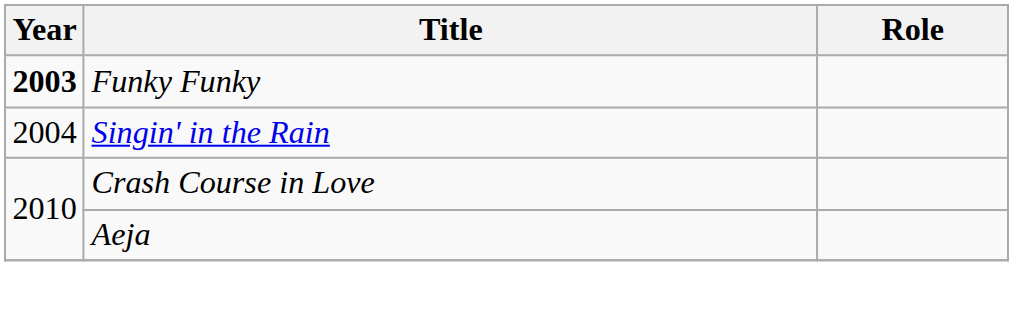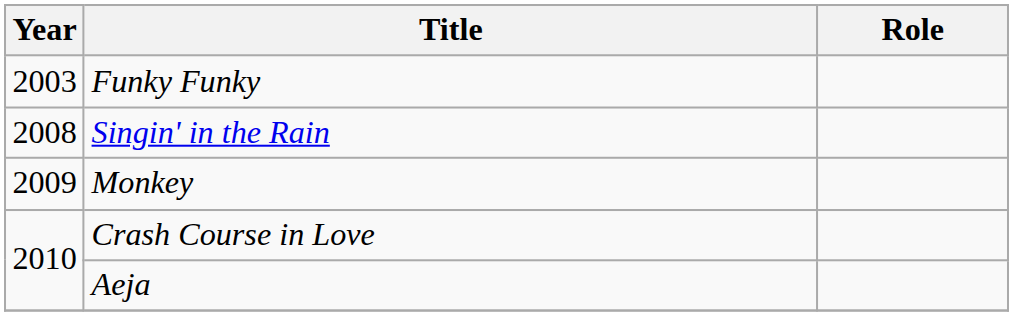(45, 81) bold -> (45, 81) normal
(45, 132) 2004 -> (45, 132) 2008
+ row: (142, 183)
